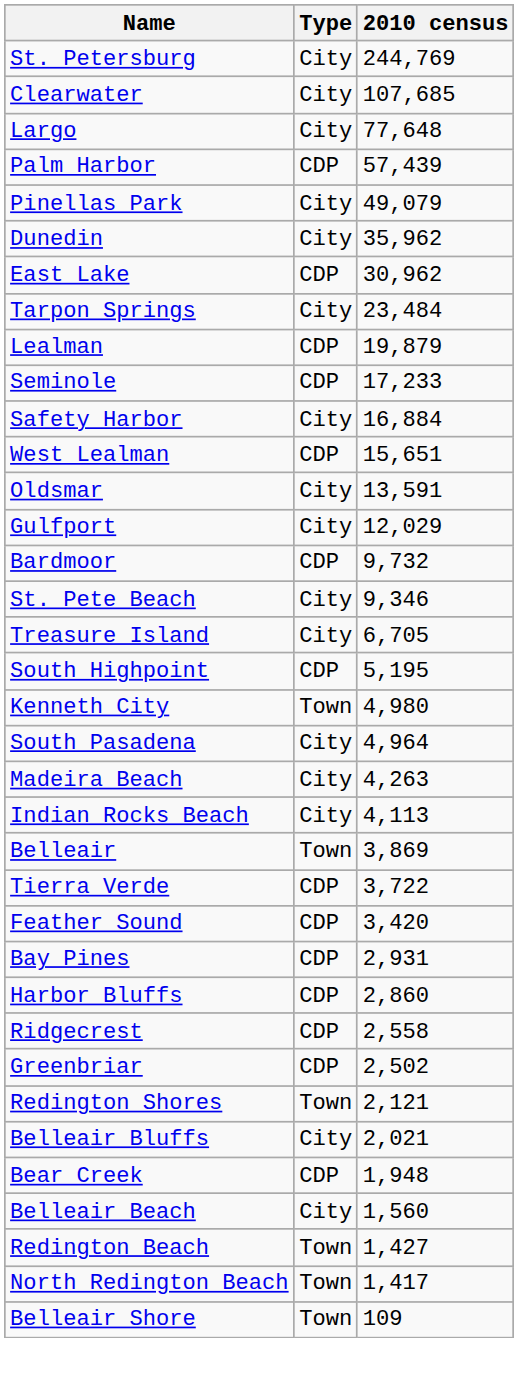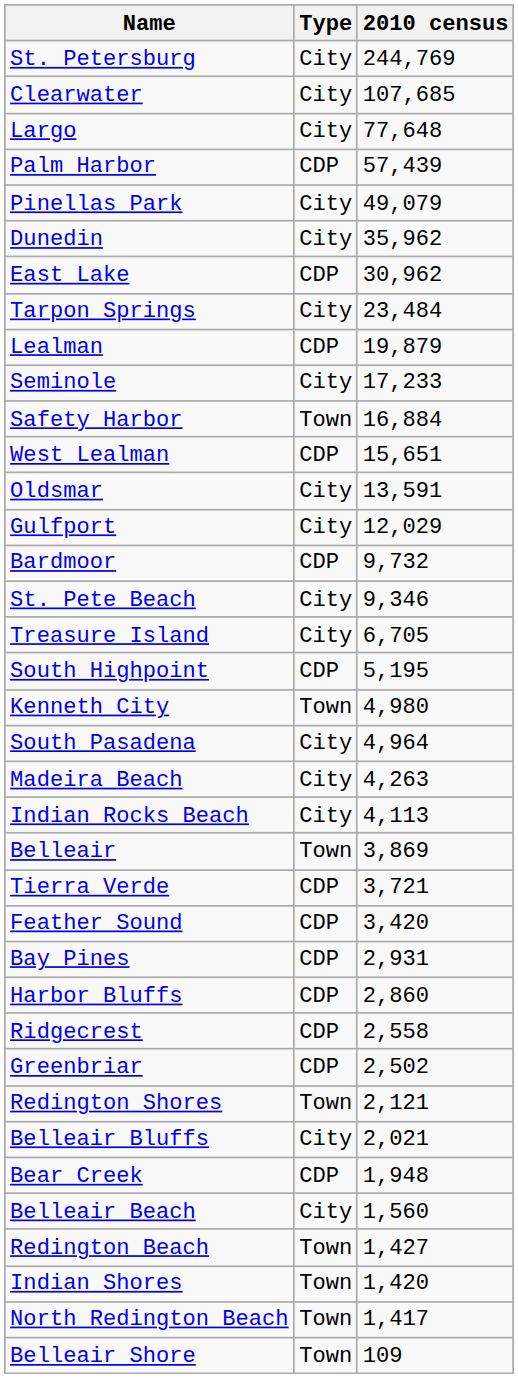(319, 383) CDP -> (326, 383) City
(326, 419) City -> (326, 419) Town
(396, 887) 3,722 -> (396, 887) 3,721
+ row: (96, 1284)
